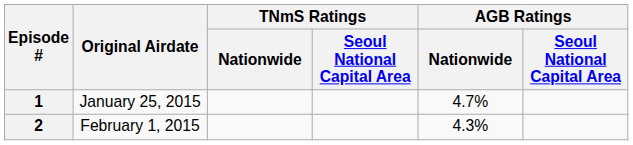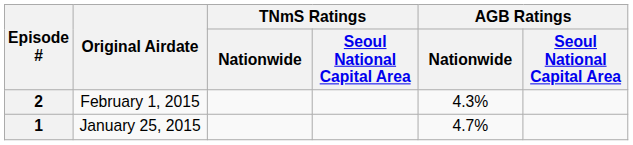rows swapped: (39, 101) <-> (39, 126)
